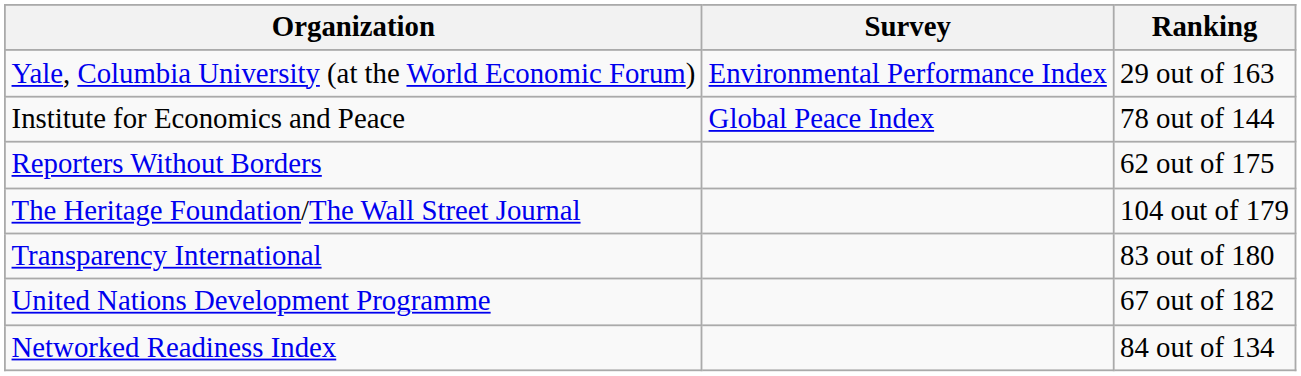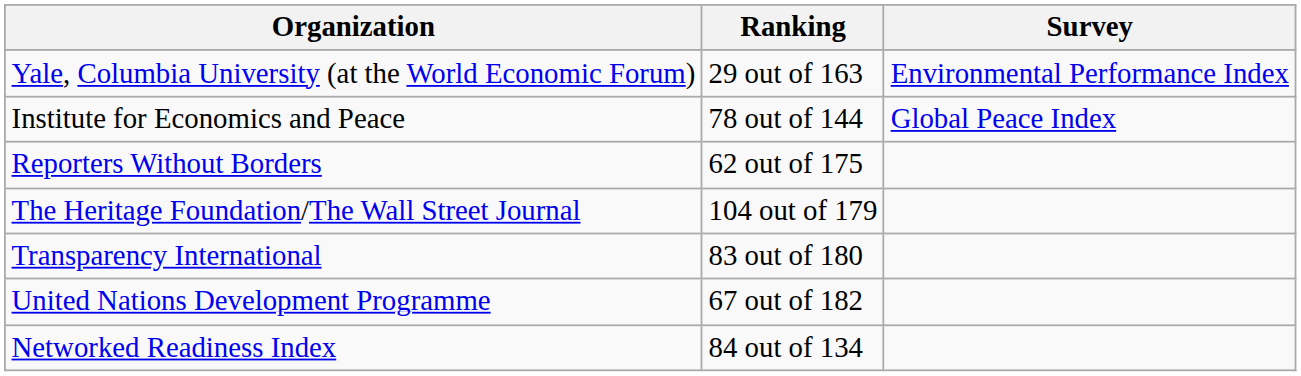columns swapped: (908, 27) <-> (1205, 27)
